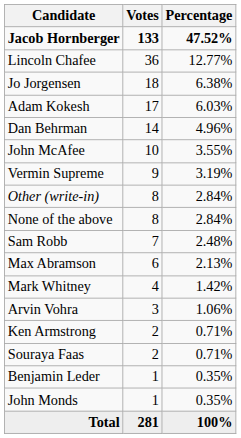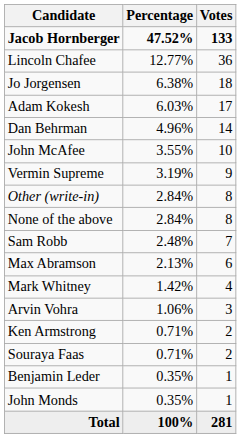columns swapped: (143, 15) <-> (199, 15)
